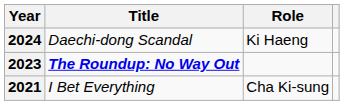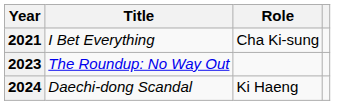rows swapped: (25, 87) <-> (25, 40)
(144, 64) bold -> (139, 64) normal
